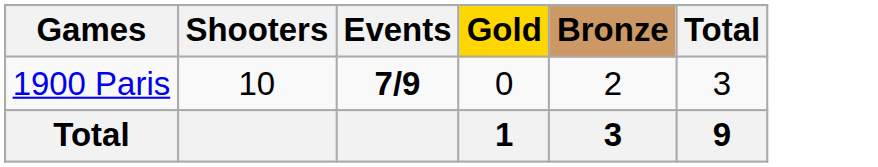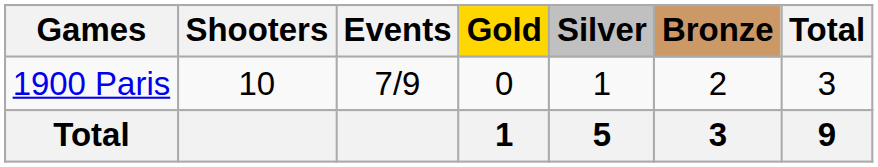+ column: (602, 30)
(397, 82) bold -> (397, 82) normal
